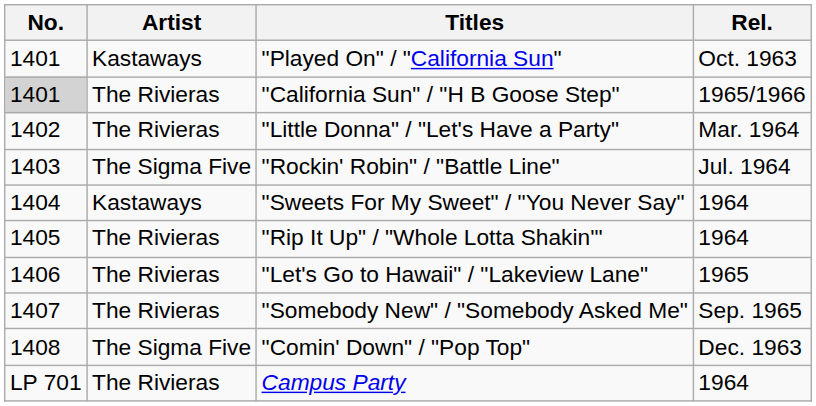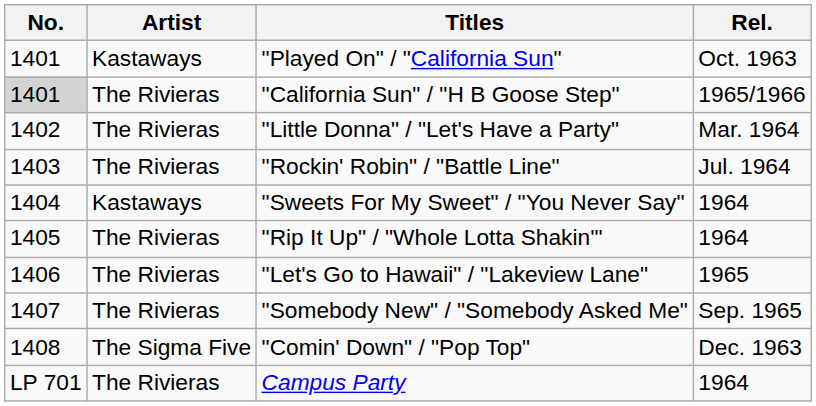(172, 166) The Sigma Five -> (156, 166) The Rivieras
